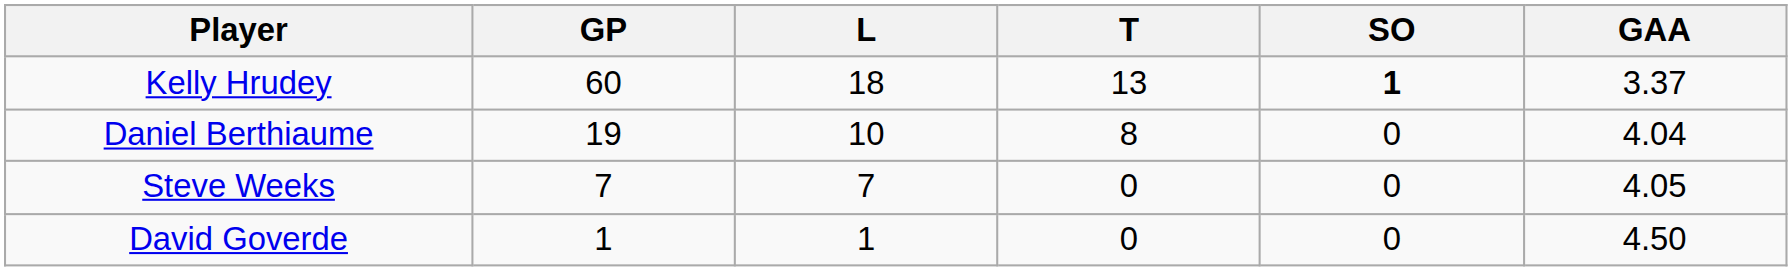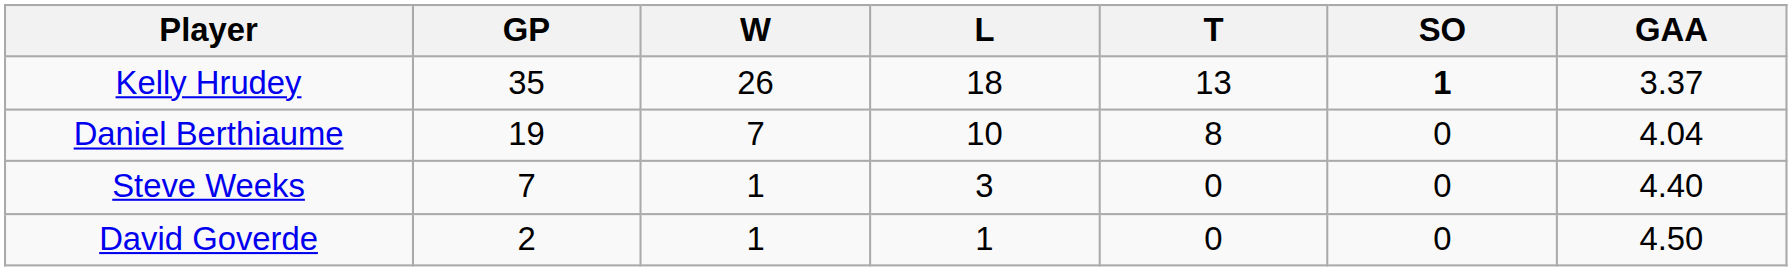+ column: (756, 30)
(604, 82) 60 -> (527, 82) 35
(866, 186) 7 -> (984, 186) 3
(1655, 186) 4.05 -> (1671, 186) 4.40
(603, 238) 1 -> (527, 238) 2
